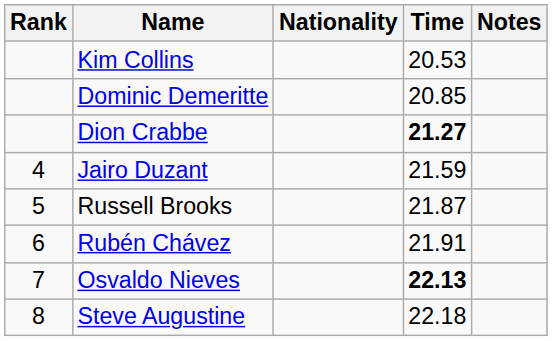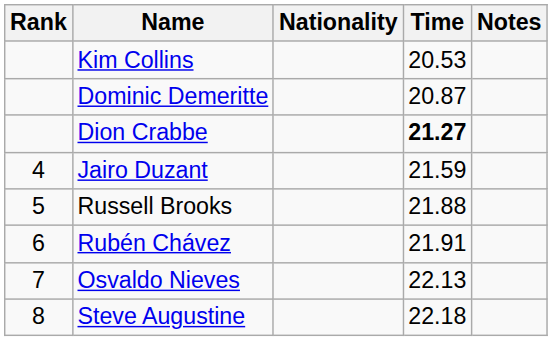(437, 96) 20.85 -> (437, 96) 20.87
(437, 206) 21.87 -> (437, 206) 21.88
(437, 280) bold -> (437, 280) normal
